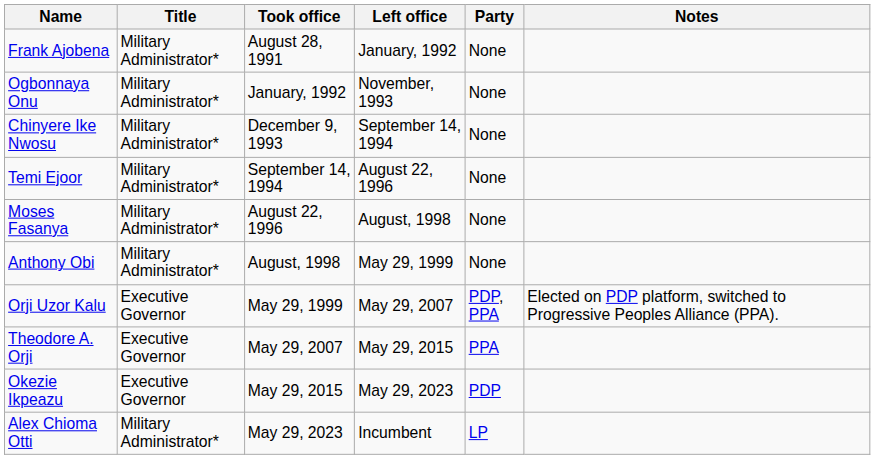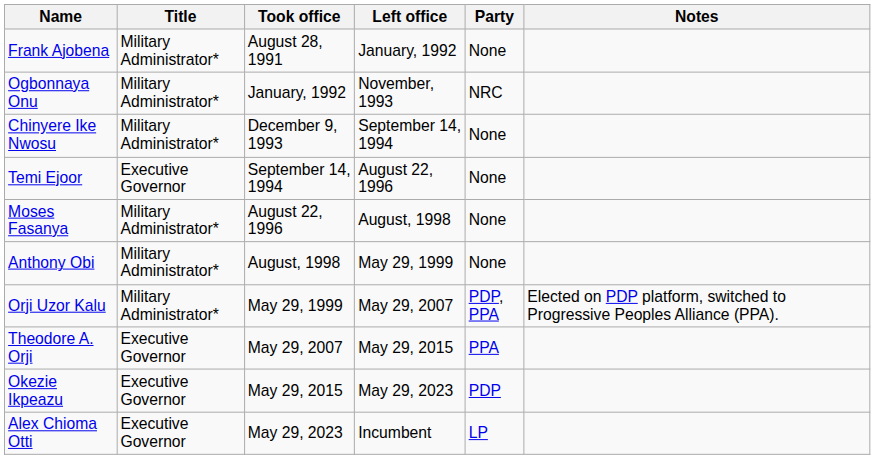(487, 93) None -> (486, 93) NRC
(170, 178) Military Administrator* -> (154, 178) Executive Governor
(154, 305) Executive Governor -> (170, 305) Military Administrator*
(170, 433) Military Administrator* -> (154, 433) Executive Governor
